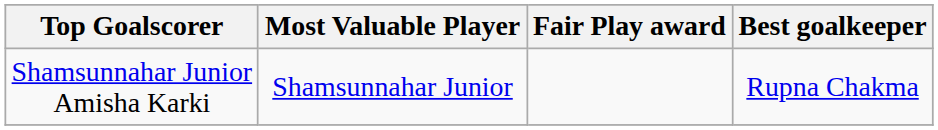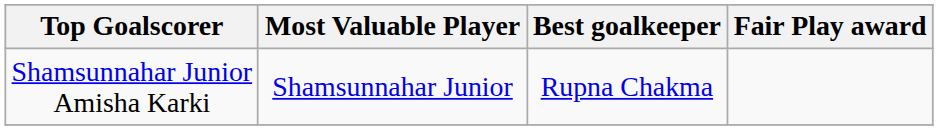columns swapped: (833, 26) <-> (629, 26)
